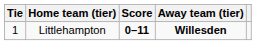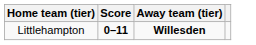- column: (15, 13)
